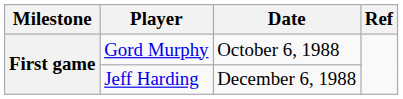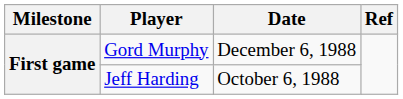(278, 49) October 6, 1988 -> (287, 49) December 6, 1988
(287, 79) December 6, 1988 -> (278, 79) October 6, 1988
